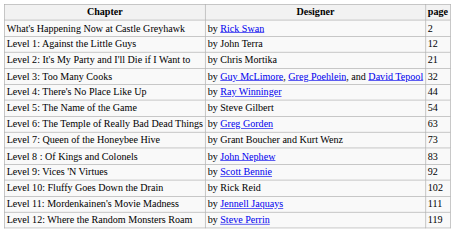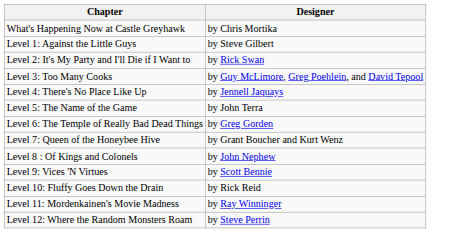- column: (438, 12)
(236, 28) by Rick Swan -> (242, 28) by Chris Mortika
(235, 44) by John Terra -> (241, 44) by Steve Gilbert
(242, 60) by Chris Mortika -> (236, 60) by Rick Swan
(245, 92) by Ray Winninger -> (245, 92) by Jennell Jaquays
(241, 108) by Steve Gilbert -> (235, 108) by John Terra
(245, 204) by Jennell Jaquays -> (245, 204) by Ray Winninger
